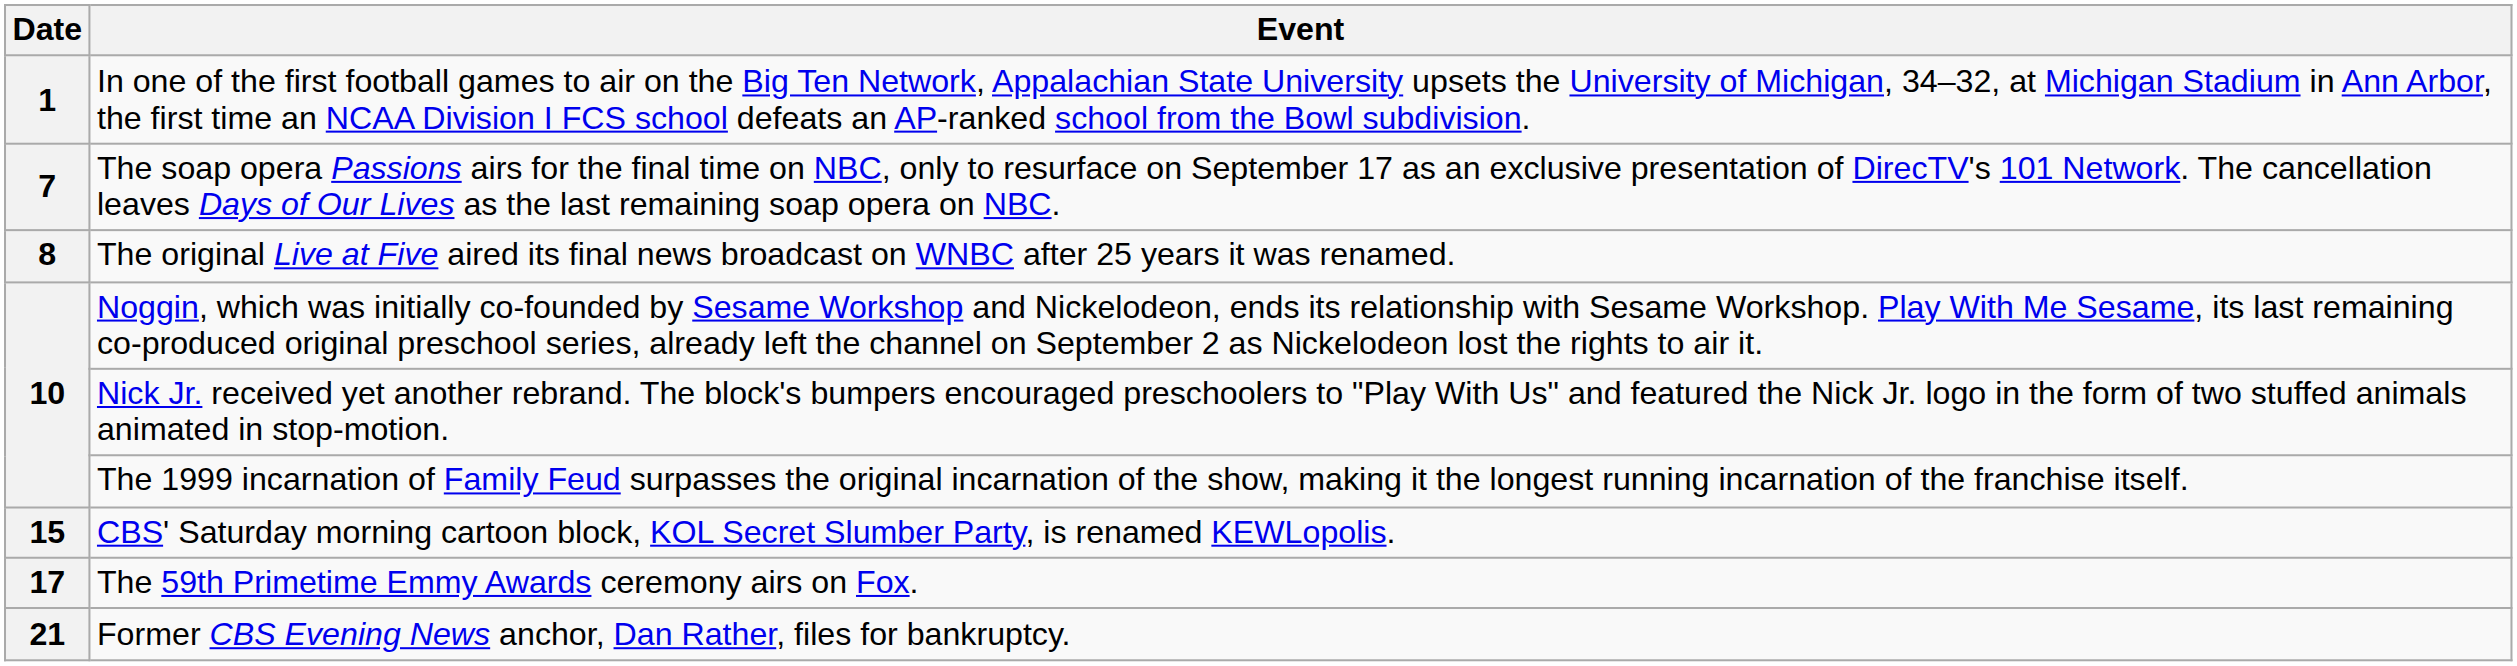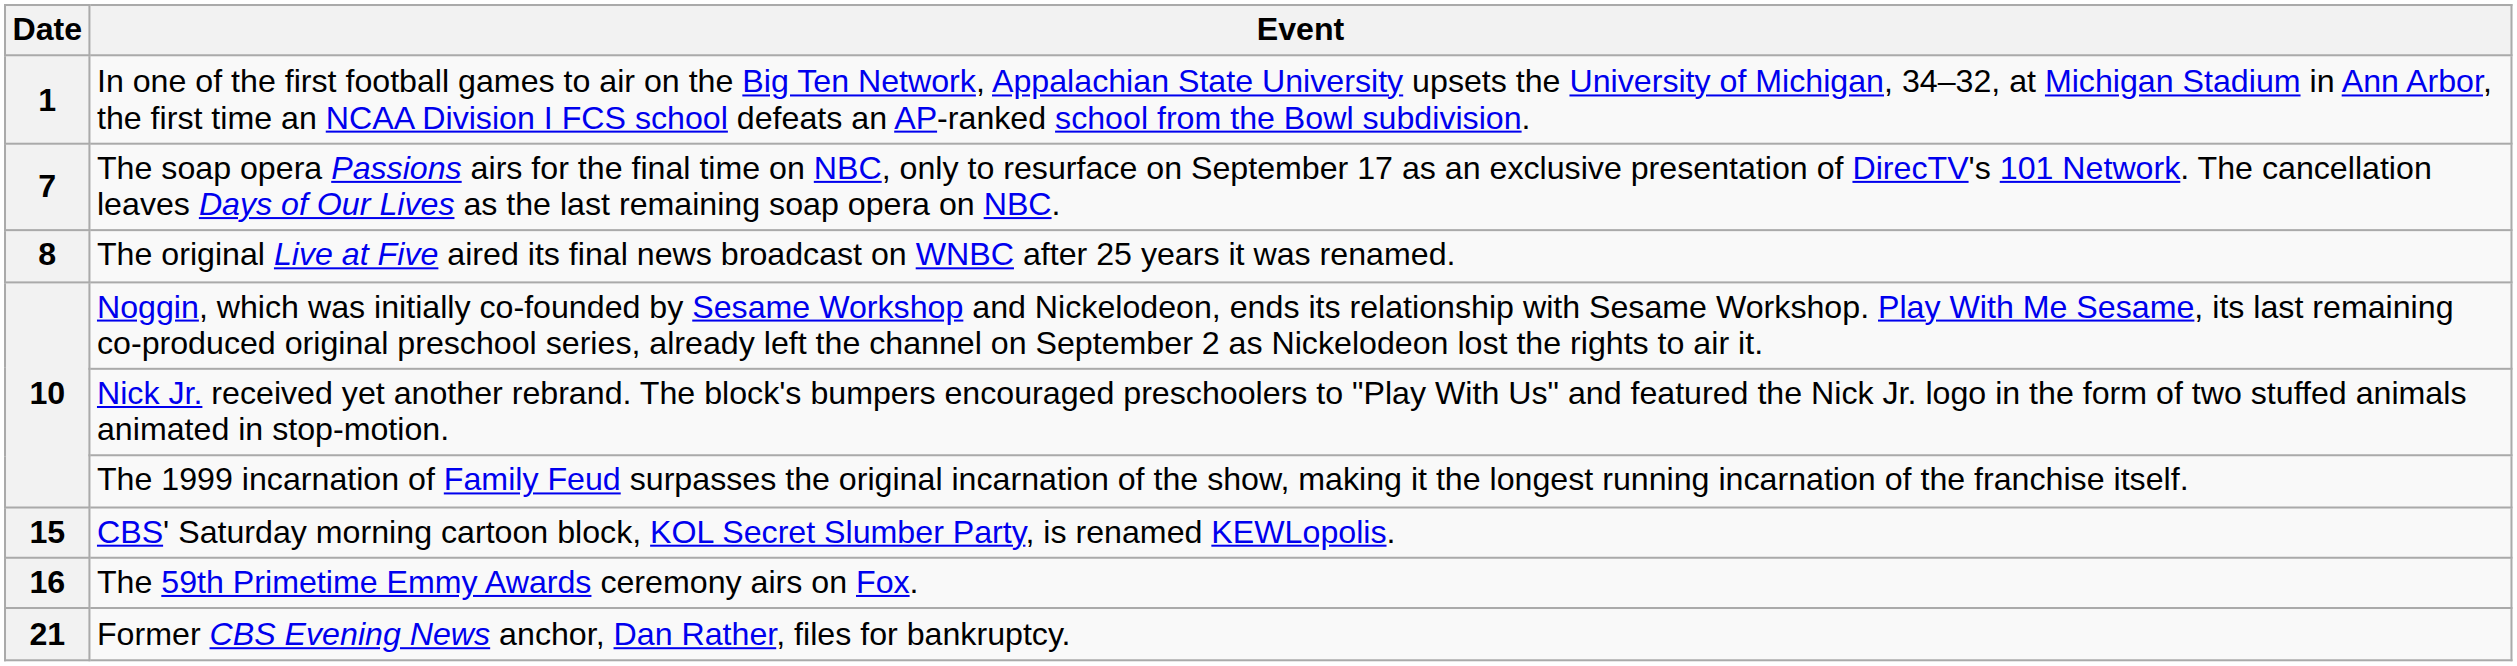(47, 582) 17 -> (47, 582) 16
